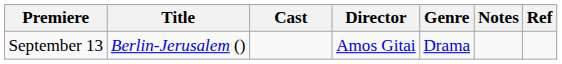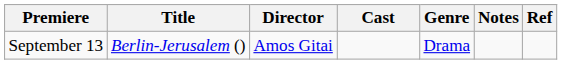columns swapped: (376, 18) <-> (291, 18)
